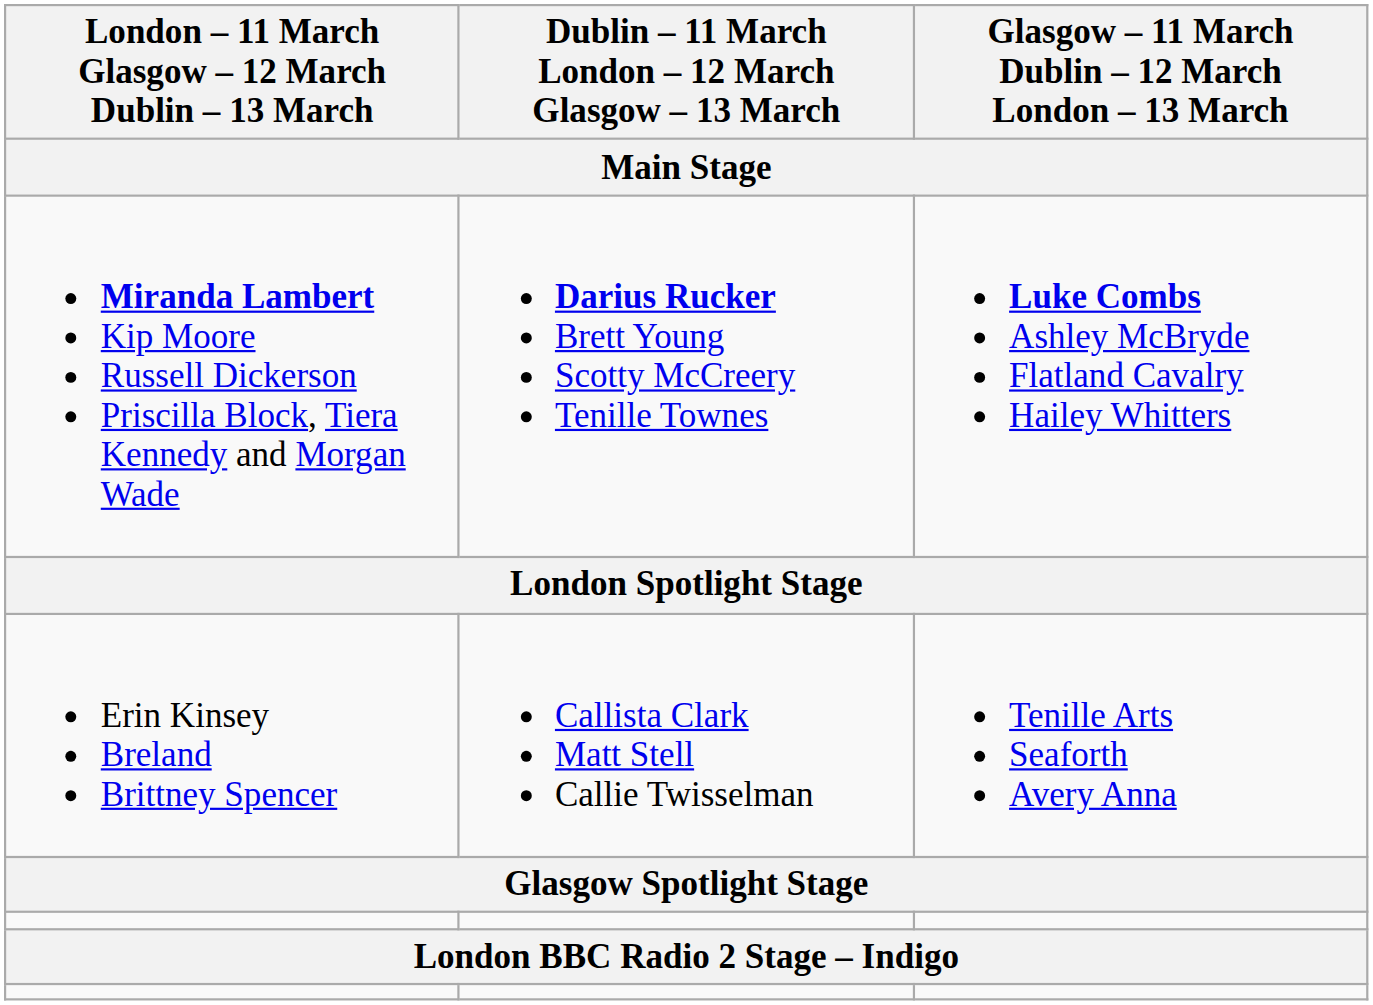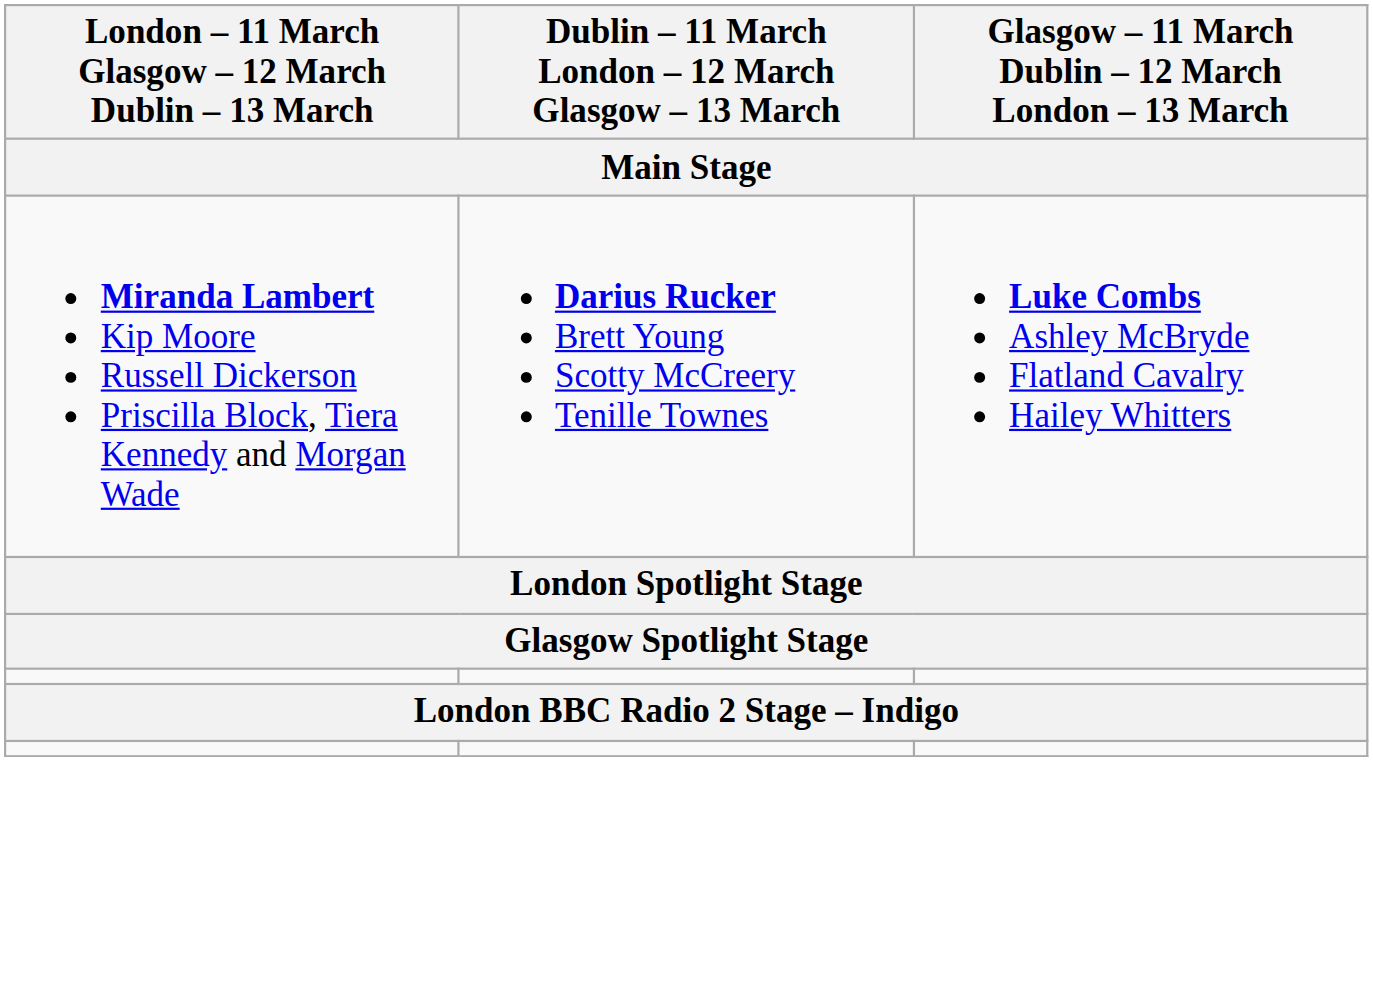- row: (232, 754)
